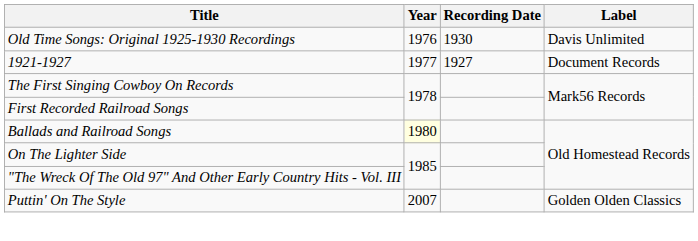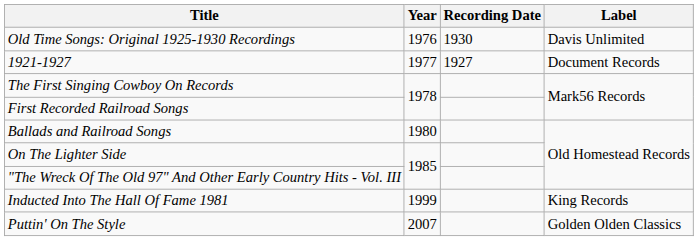(422, 131) lightyellow background -> (422, 131) no background
+ row: (118, 200)
